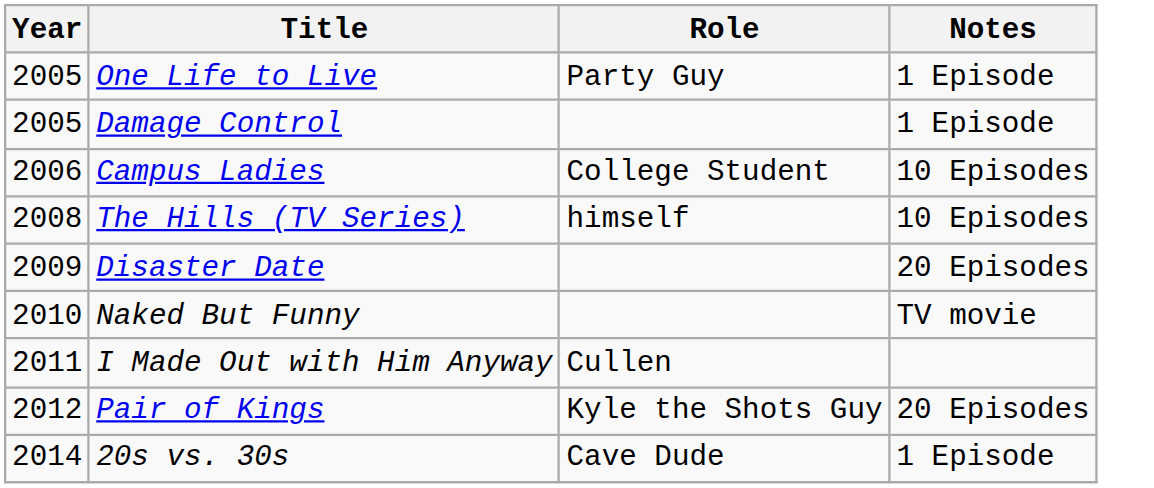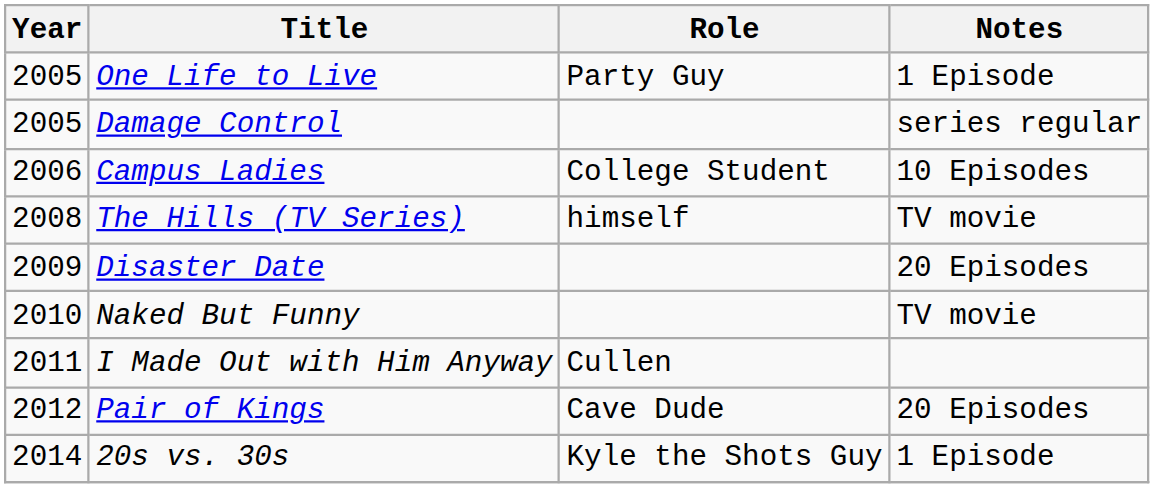(975, 124) 1 Episode -> (1019, 124) series regular
(993, 220) 10 Episodes -> (967, 220) TV movie
(725, 410) Kyle the Shots Guy -> (646, 410) Cave Dude
(646, 458) Cave Dude -> (725, 458) Kyle the Shots Guy
